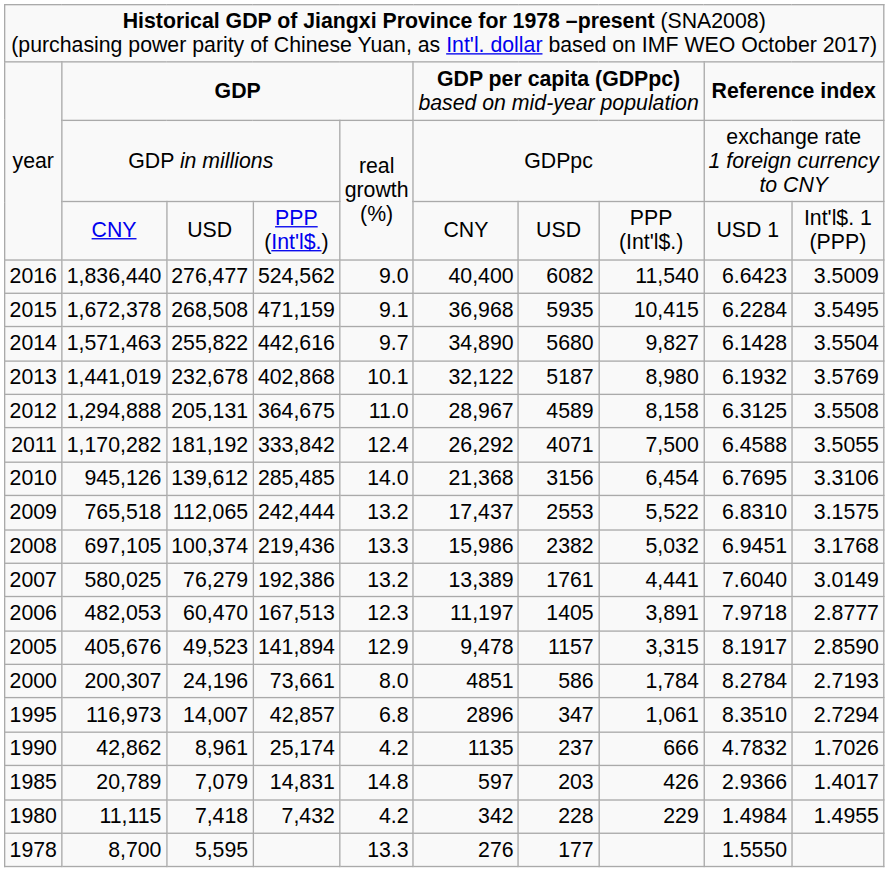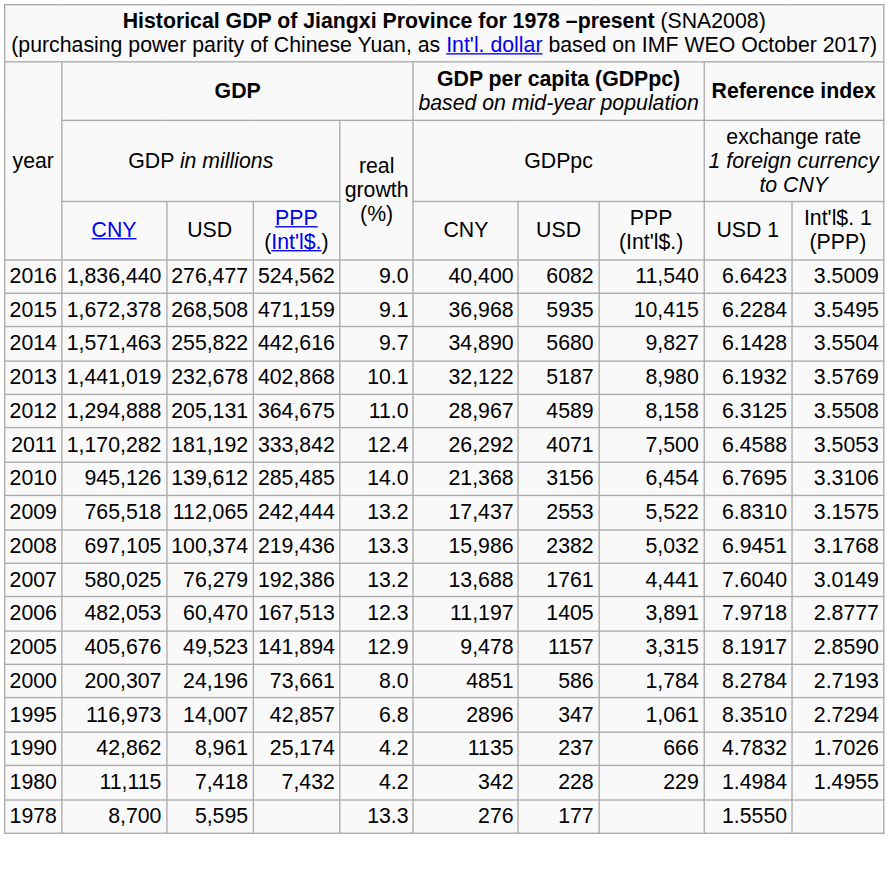(846, 444) 3.5055 -> (846, 444) 3.5053
(481, 579) 13,389 -> (481, 579) 13,688
- row: (129, 782)
